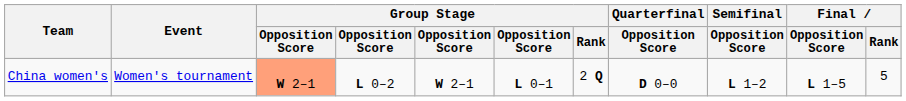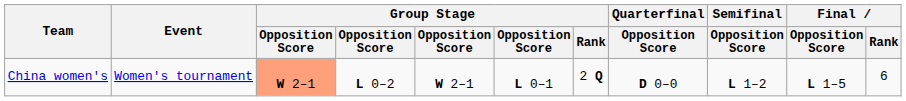(884, 77) 5 -> (884, 77) 6
